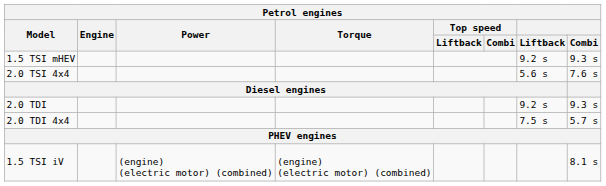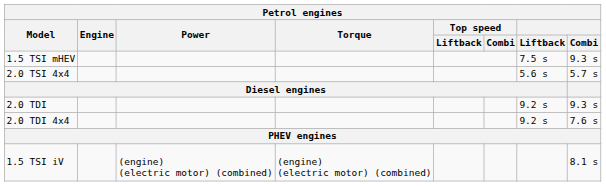(534, 58) 9.2 s -> (534, 58) 7.5 s
(584, 74) 7.6 s -> (584, 74) 5.7 s
(534, 120) 7.5 s -> (534, 120) 9.2 s
(584, 120) 5.7 s -> (584, 120) 7.6 s
